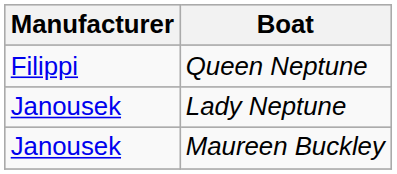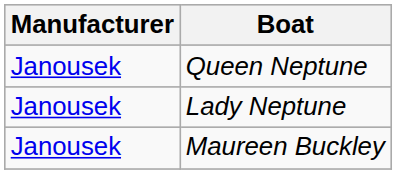(44, 65) Filippi -> (66, 65) Janousek
